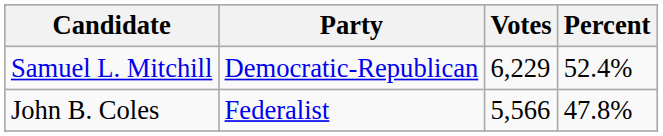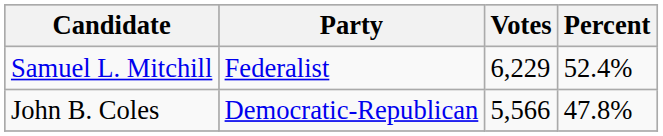(351, 67) Democratic-Republican -> (277, 67) Federalist
(277, 109) Federalist -> (351, 109) Democratic-Republican
